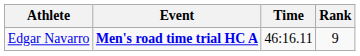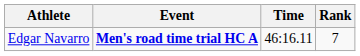(335, 39) 9 -> (335, 39) 7
